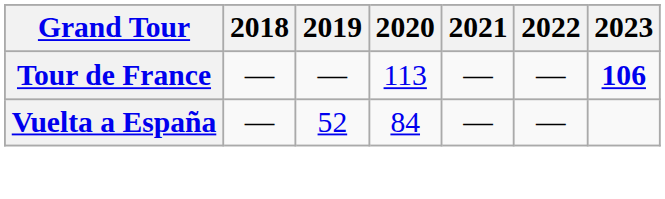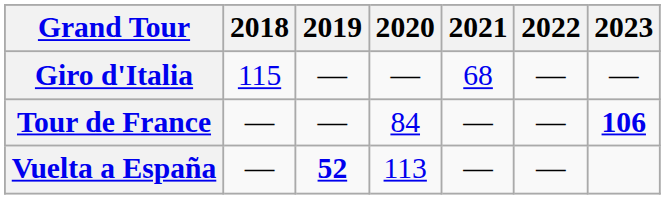+ row: (114, 74)
(405, 74) 113 -> (405, 121) 84
(332, 121) normal -> (332, 168) bold
(405, 121) 84 -> (405, 168) 113
